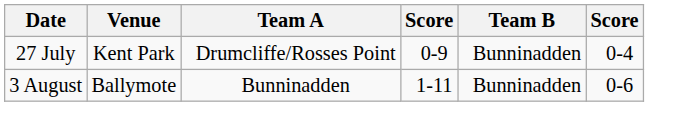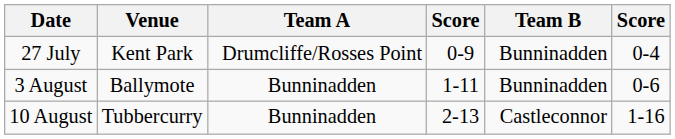+ row: (51, 117)
